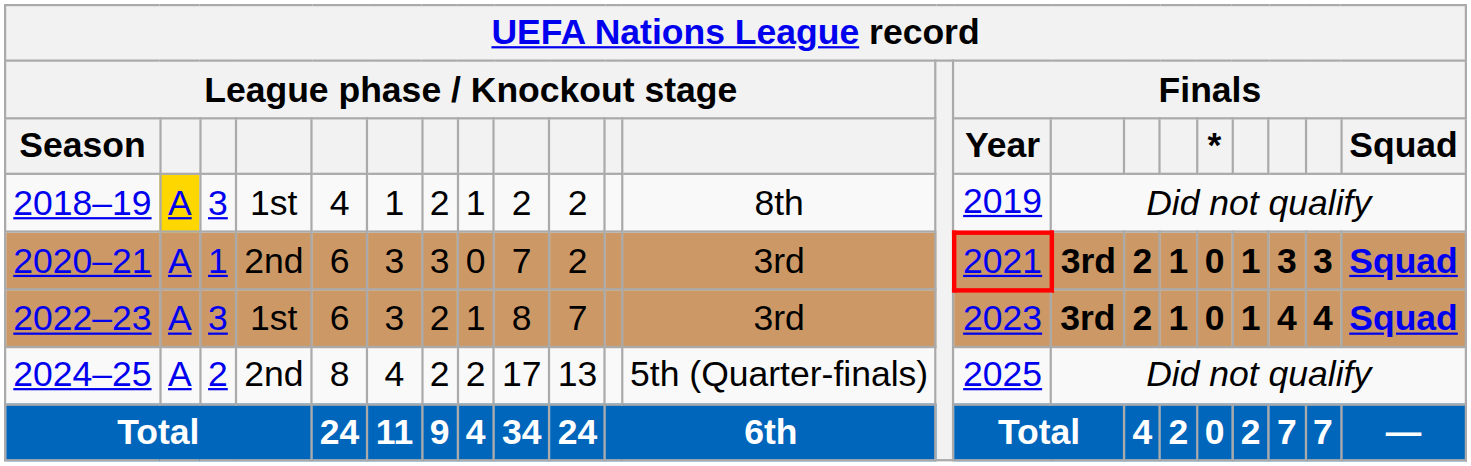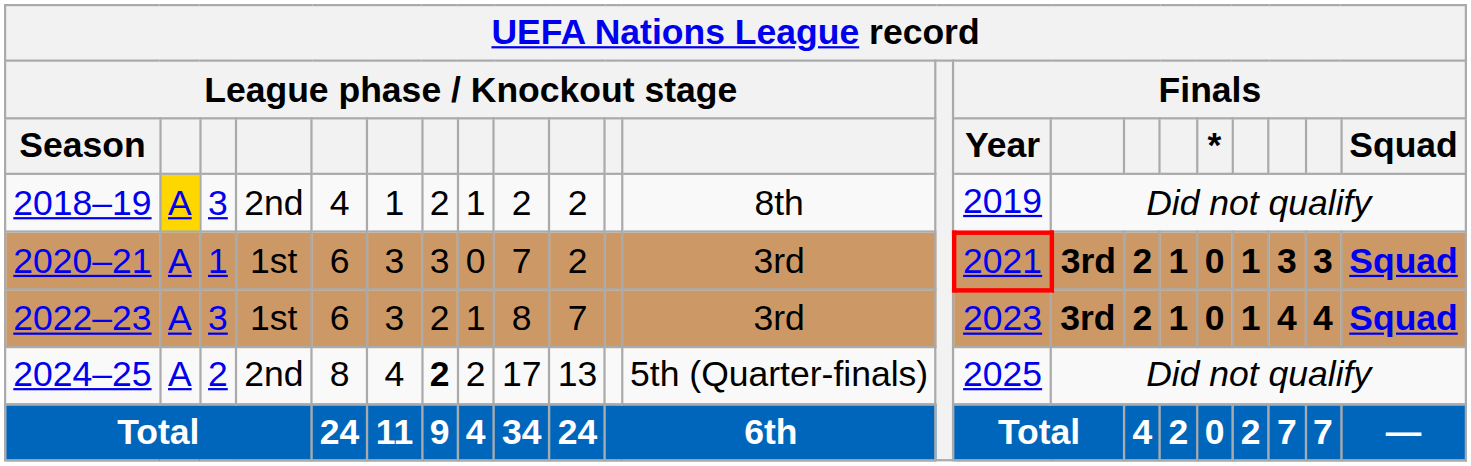(274, 202) 1st -> (274, 202) 2nd
(274, 260) 2nd -> (274, 260) 1st
(440, 375) normal -> (440, 375) bold
